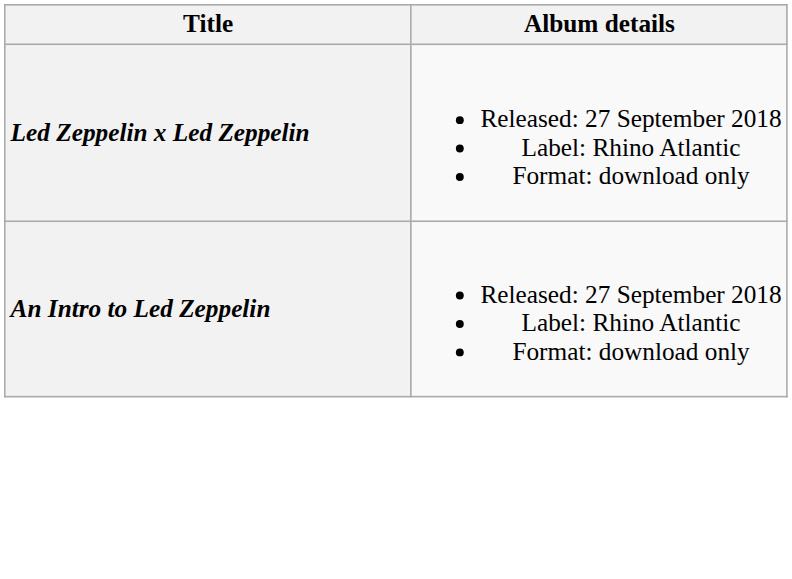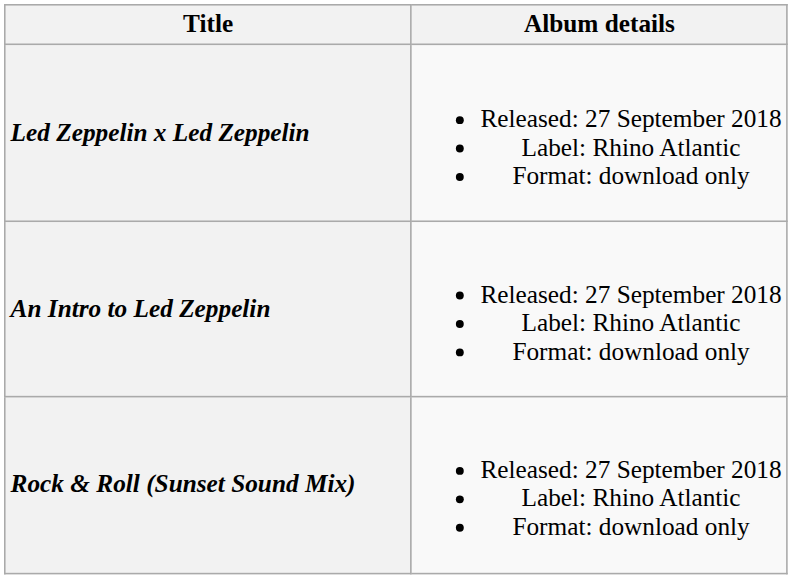+ row: (183, 484)
